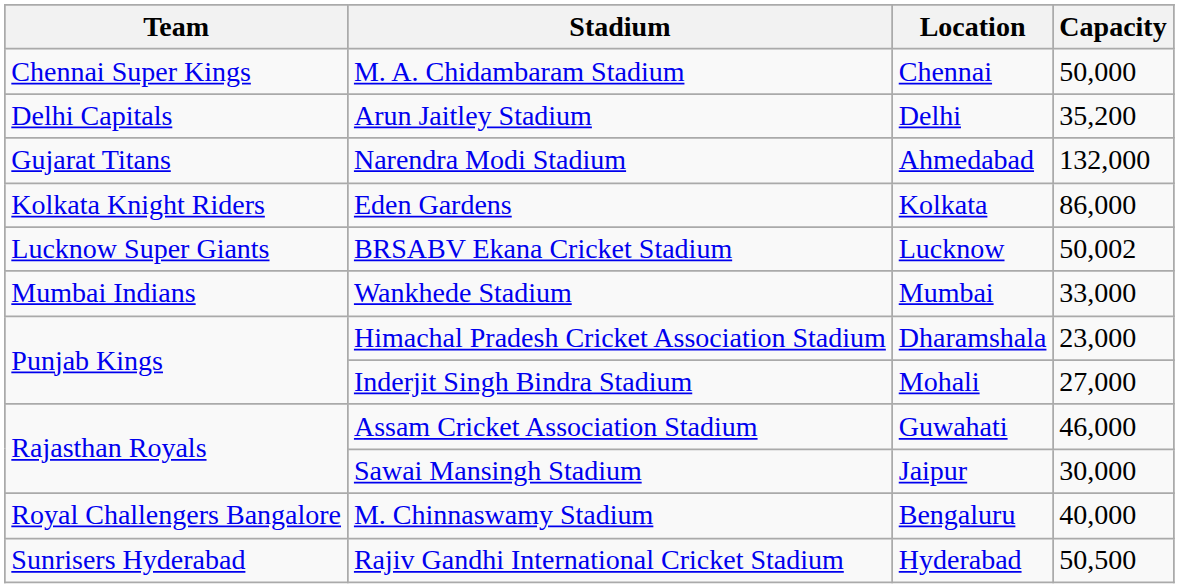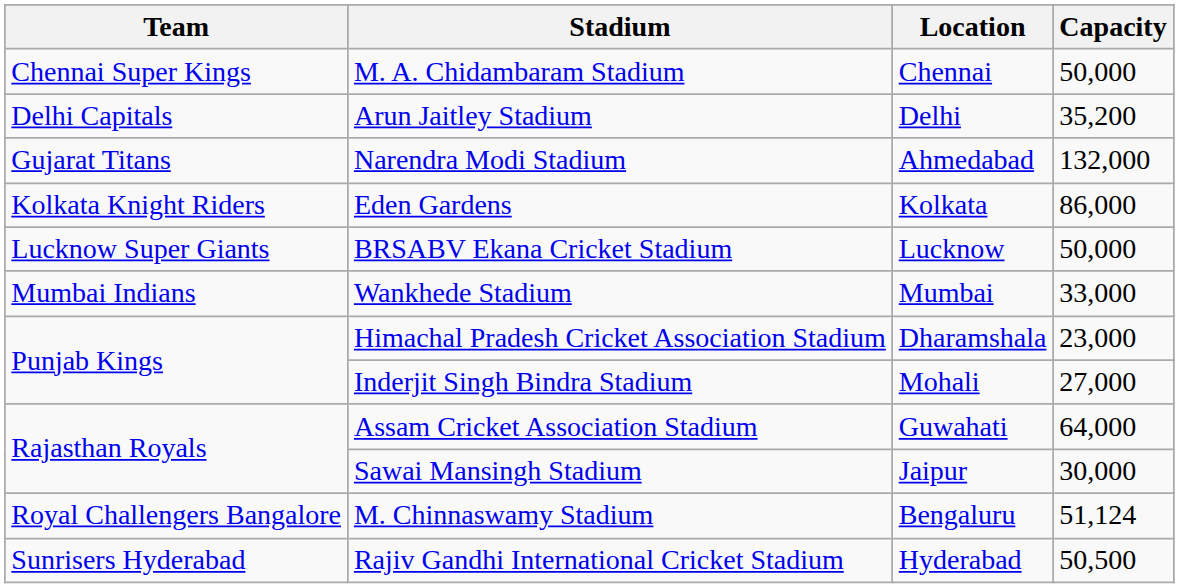(1098, 248) 50,002 -> (1098, 248) 50,000
(1098, 426) 46,000 -> (1098, 426) 64,000
(1098, 515) 40,000 -> (1098, 515) 51,124
